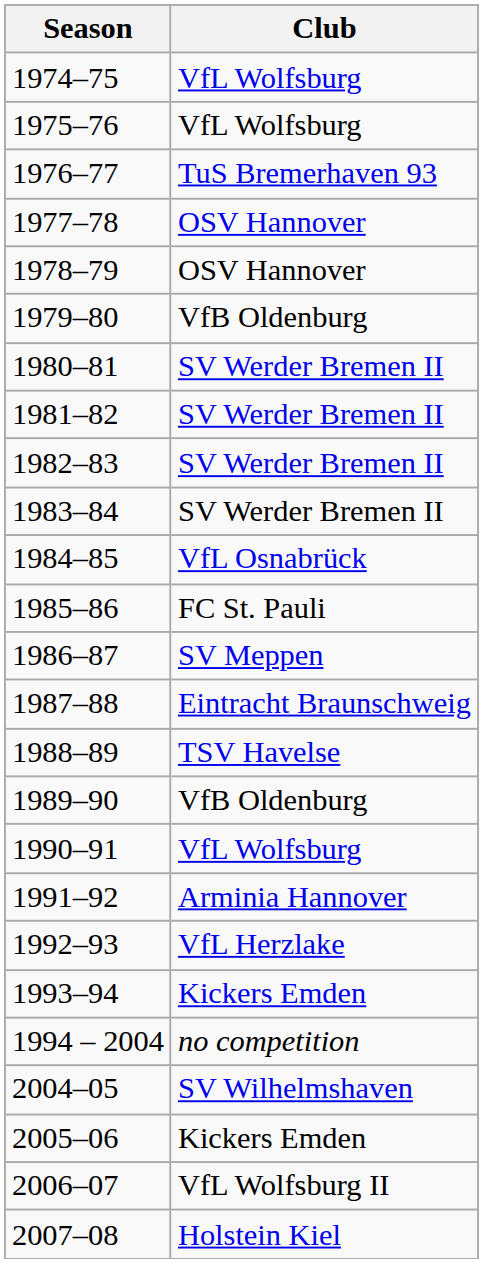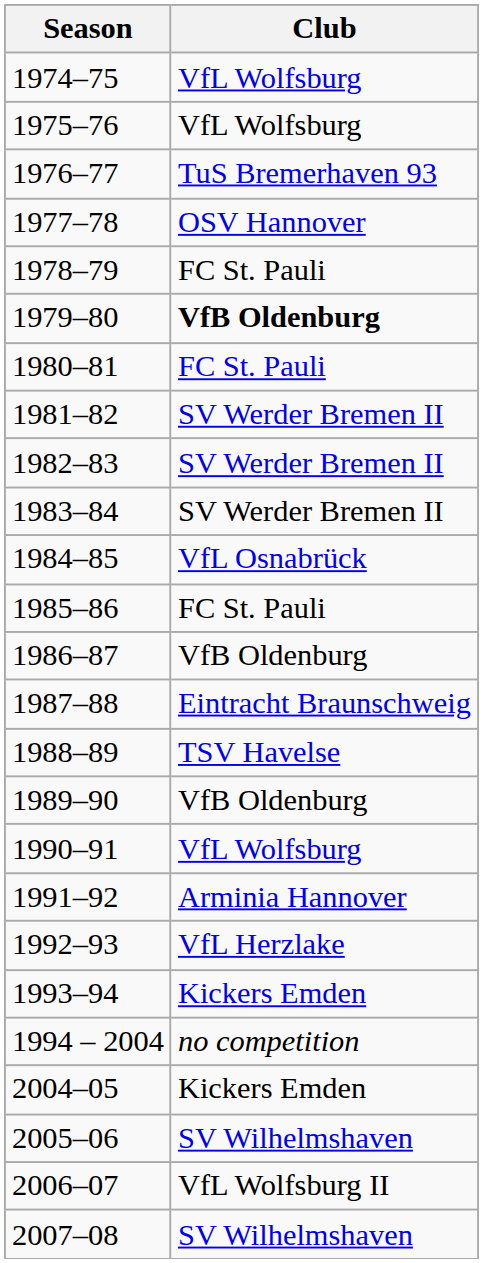(272, 269) OSV Hannover -> (252, 269) FC St. Pauli
(273, 317) normal -> (279, 317) bold
(311, 366) SV Werder Bremen II -> (252, 366) FC St. Pauli
(251, 655) SV Meppen -> (273, 655) VfB Oldenburg
(295, 1089) SV Wilhelmshaven -> (272, 1089) Kickers Emden
(272, 1137) Kickers Emden -> (295, 1137) SV Wilhelmshaven
(259, 1233) Holstein Kiel -> (295, 1233) SV Wilhelmshaven
